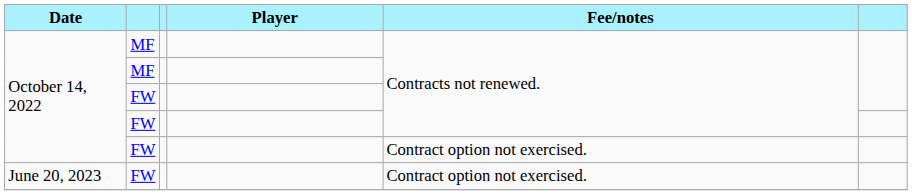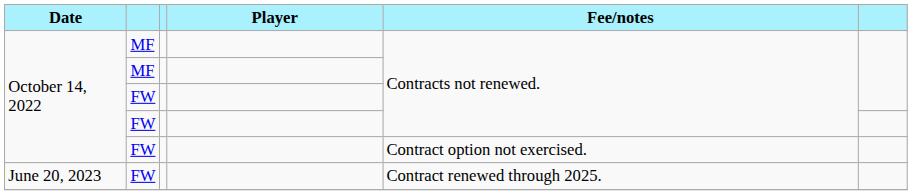(487, 176) Contract option not exercised. -> (494, 176) Contract renewed through 2025.
